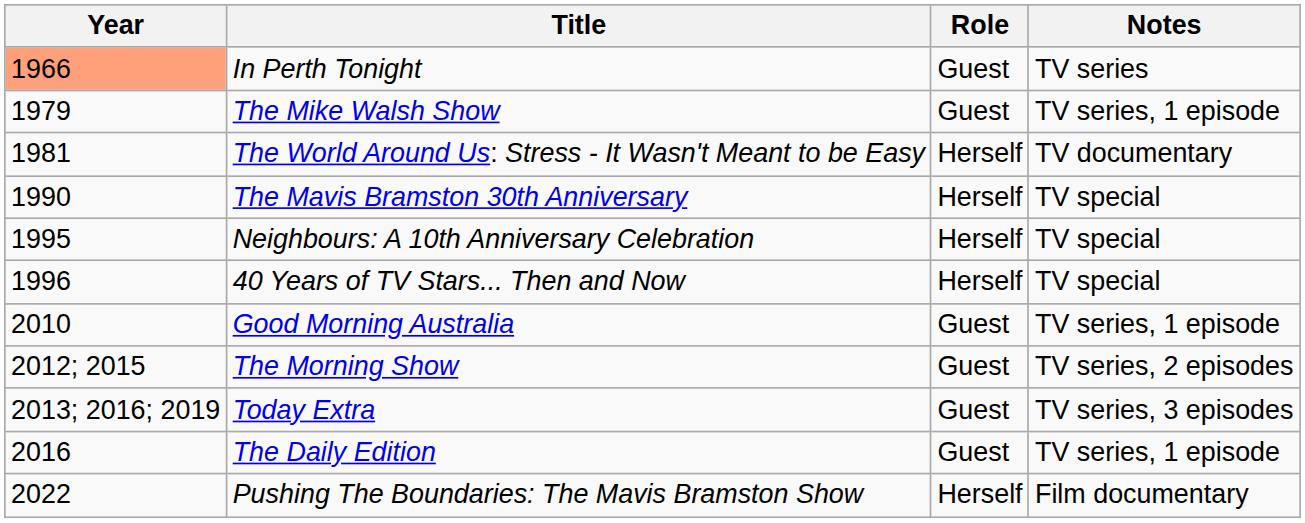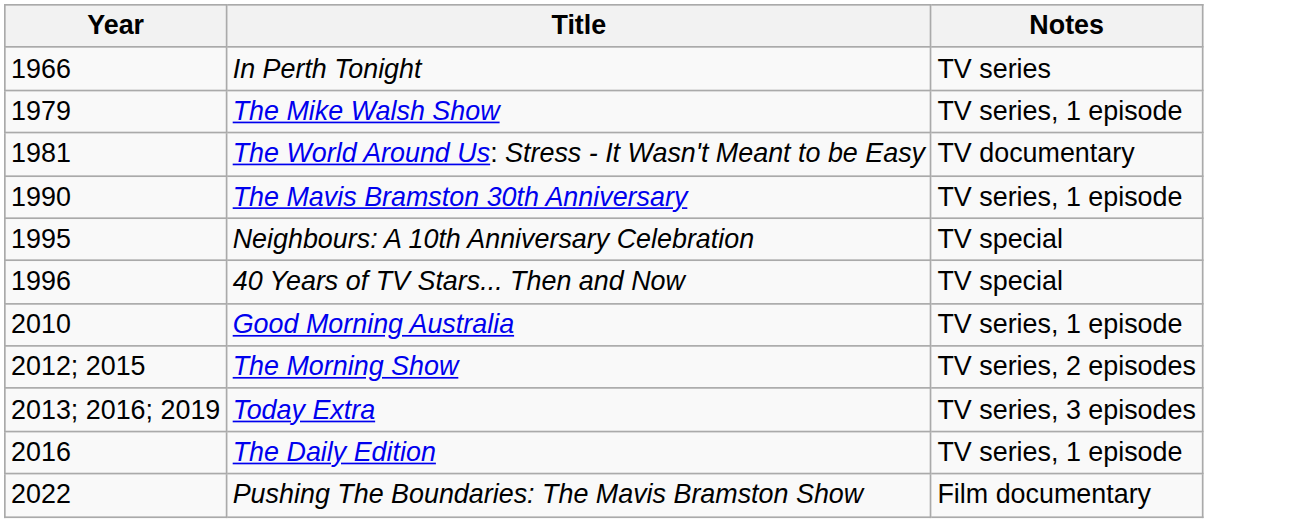- column: (980, 25)
(41, 68) lightsalmon background -> (41, 68) no background
(1098, 196) TV special -> (1060, 196) TV series, 1 episode
